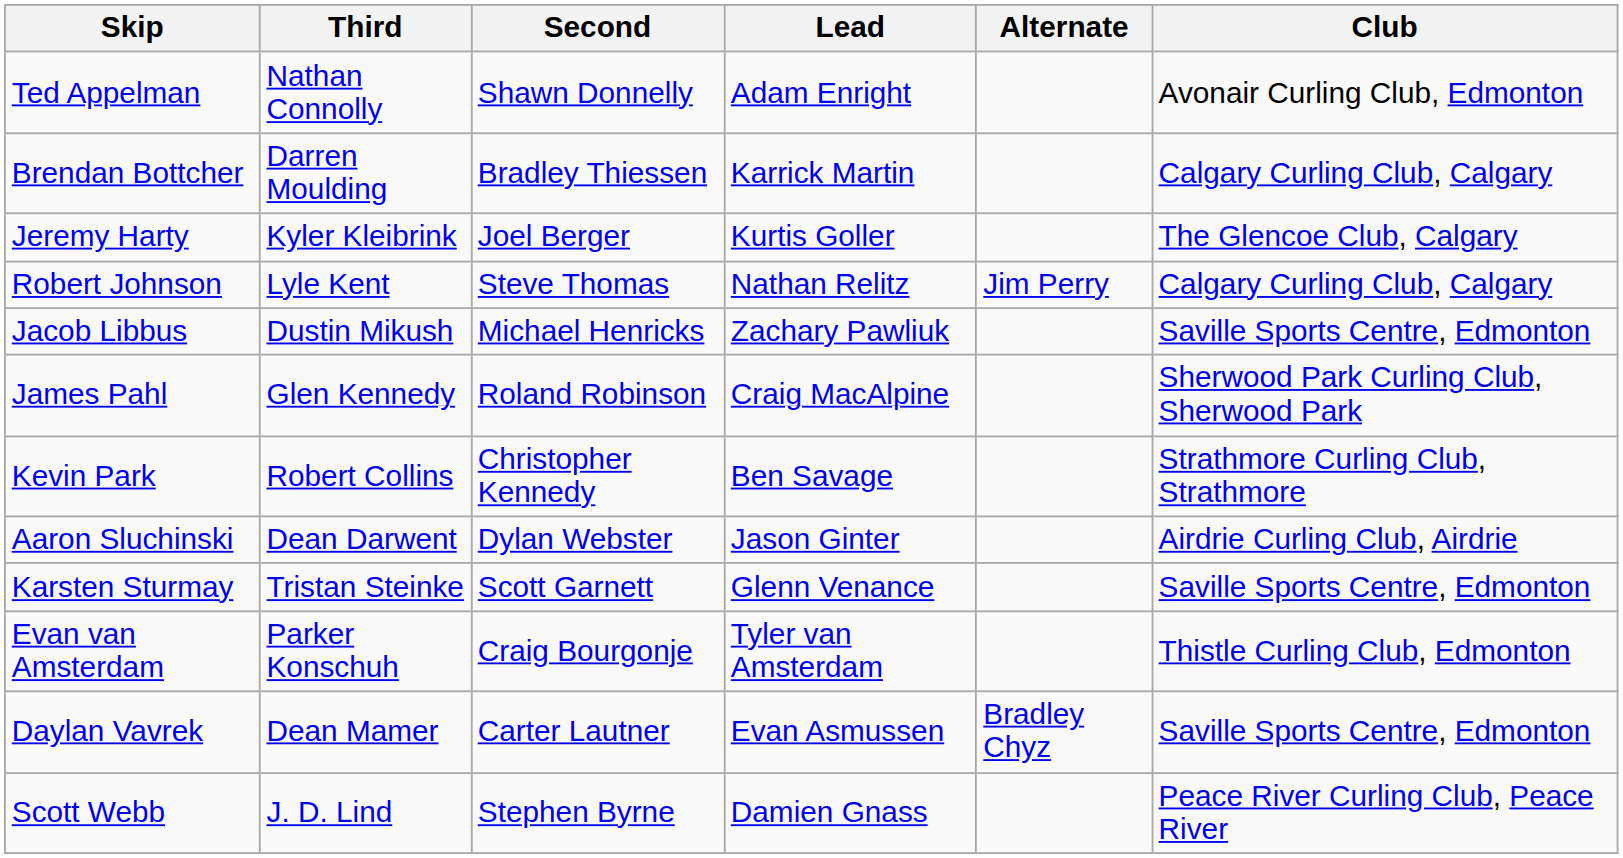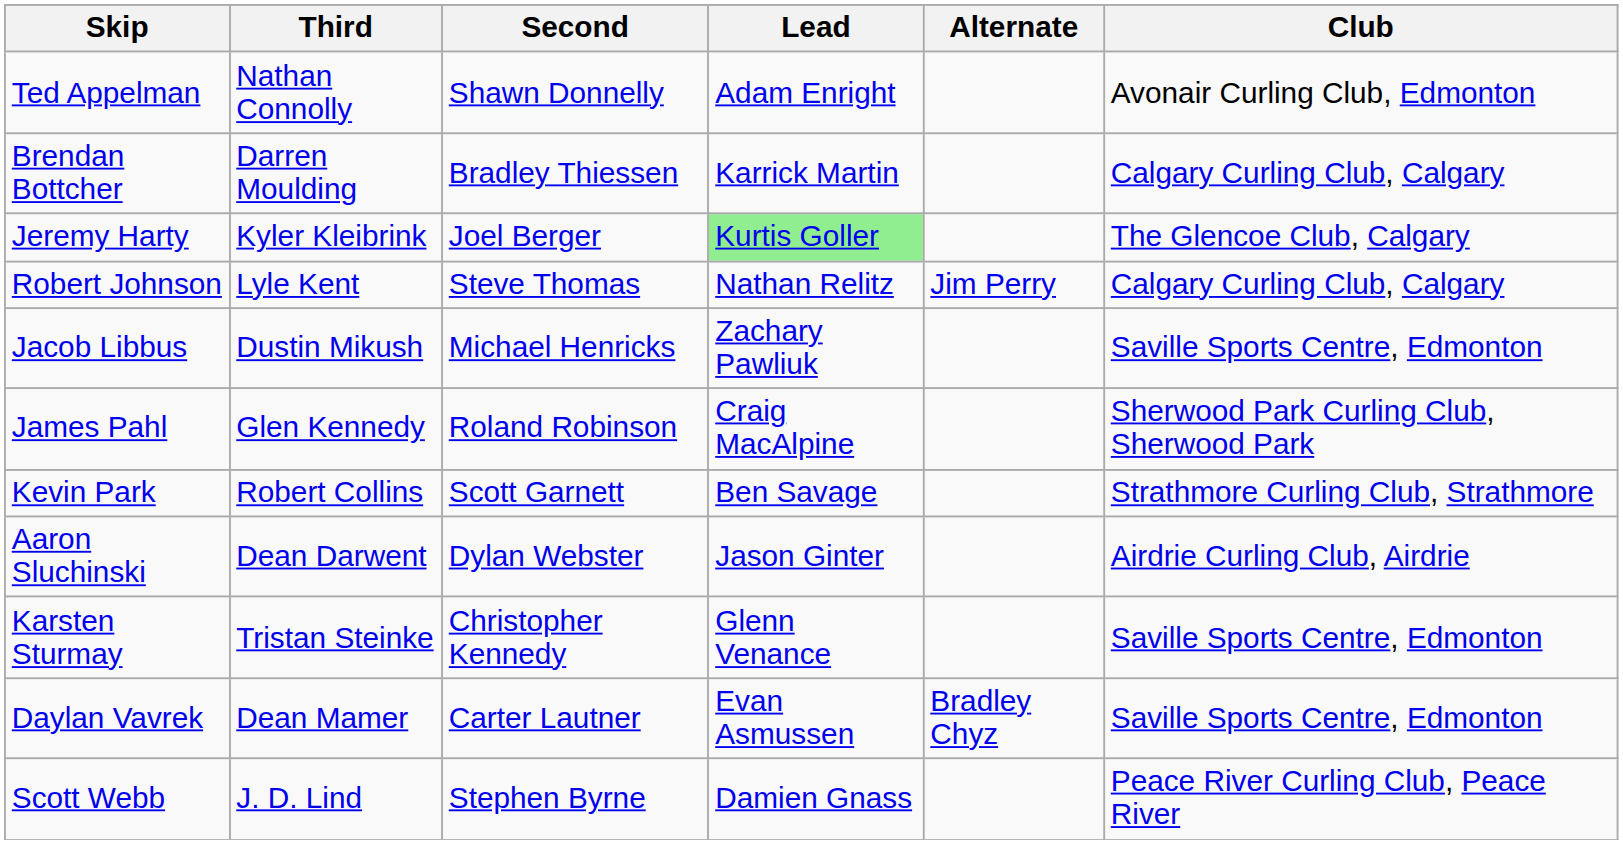(813, 236) no background -> (797, 236) lightgreen background
(555, 475) Christopher Kennedy -> (536, 492) Scott Garnett
(565, 586) Scott Garnett -> (526, 637) Christopher Kennedy
- row: (88, 650)
